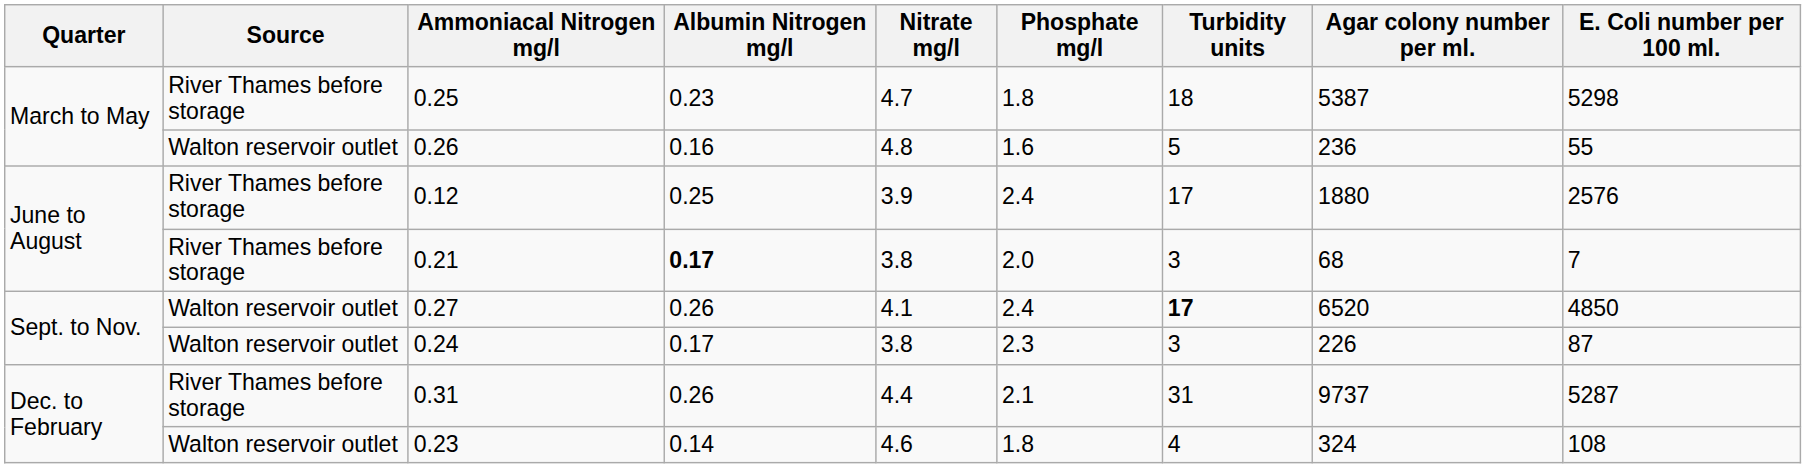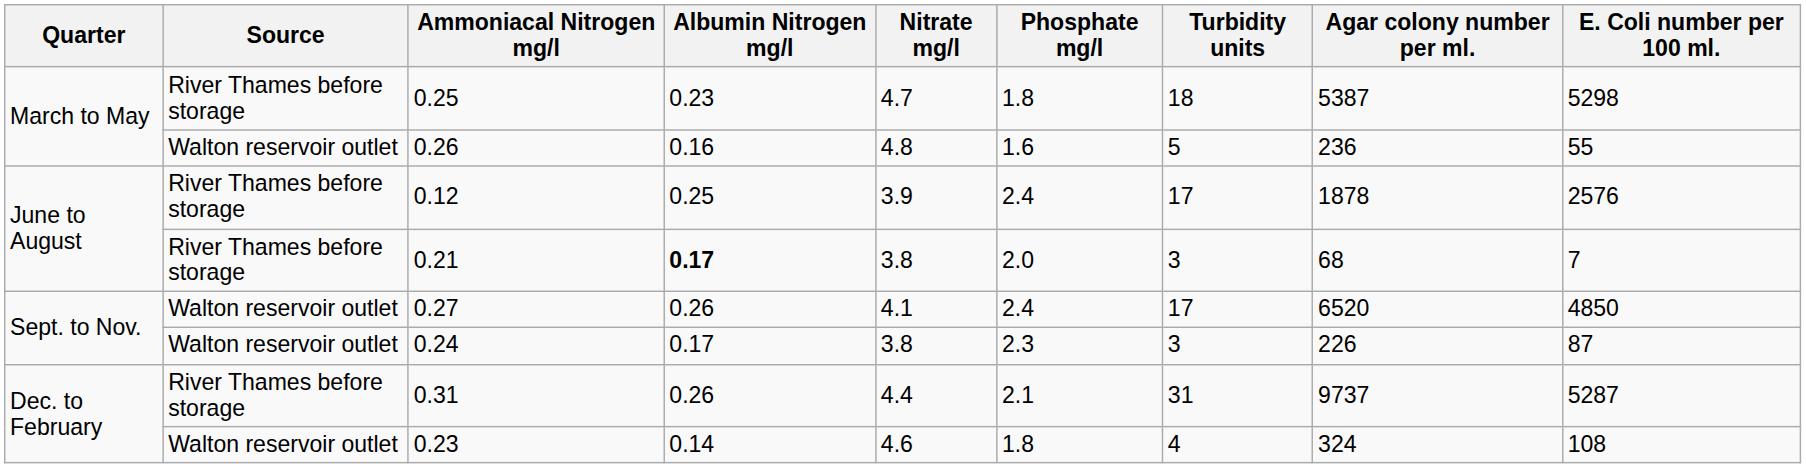(1344, 197) 1880 -> (1344, 197) 1878
(1181, 309) bold -> (1181, 309) normal
